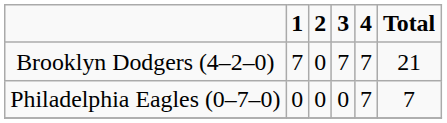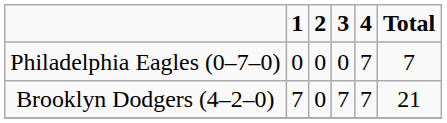rows swapped: (145, 61) <-> (145, 99)
